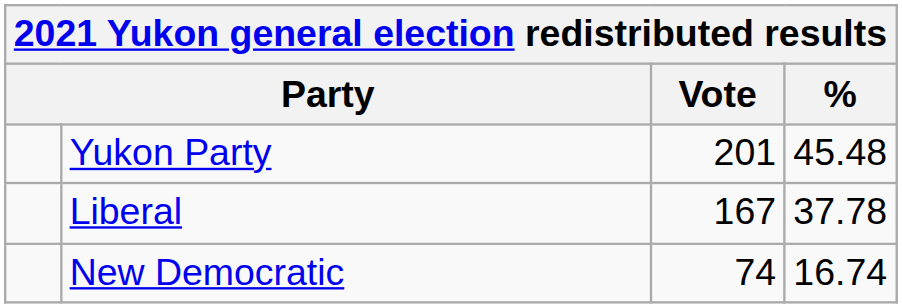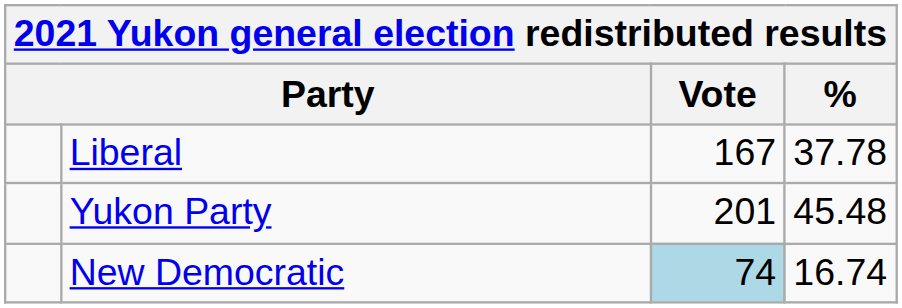rows swapped: (171, 152) <-> (126, 212)
(755, 271) no background -> (755, 271) lightblue background
